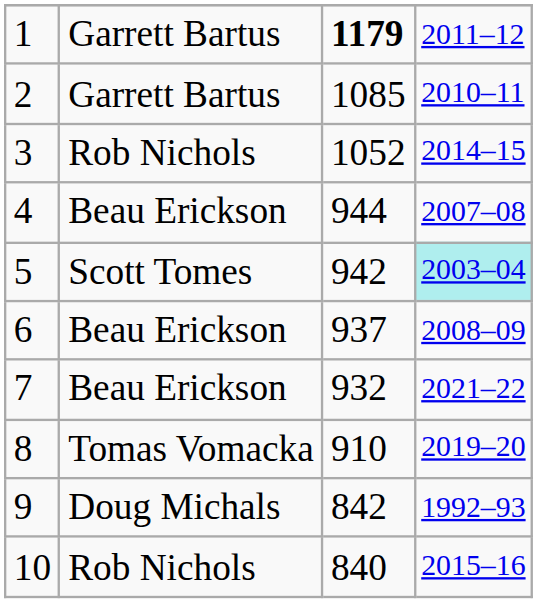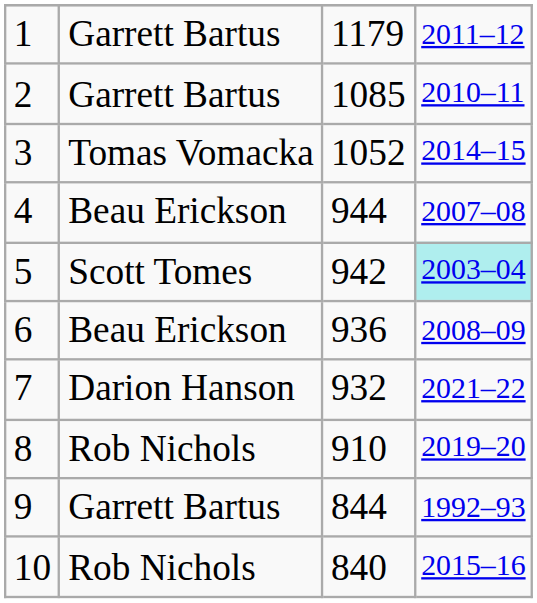(367, 34) bold -> (368, 34) normal
(162, 152) Rob Nichols -> (191, 152) Tomas Vomacka
(359, 329) 937 -> (359, 329) 936
(177, 388) Beau Erickson -> (182, 388) Darion Hanson
(191, 447) Tomas Vomacka -> (162, 447) Rob Nichols
(174, 507) Doug Michals -> (174, 507) Garrett Bartus
(359, 507) 842 -> (359, 507) 844
